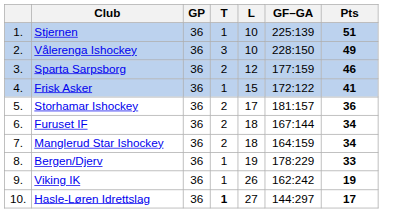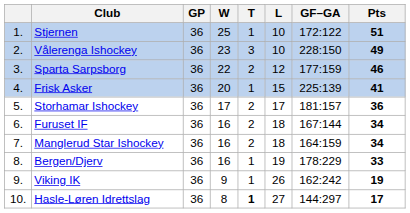+ column: (224, 13)
(293, 32) 225:139 -> (320, 32) 172:122
(293, 87) 172:122 -> (320, 87) 225:139
